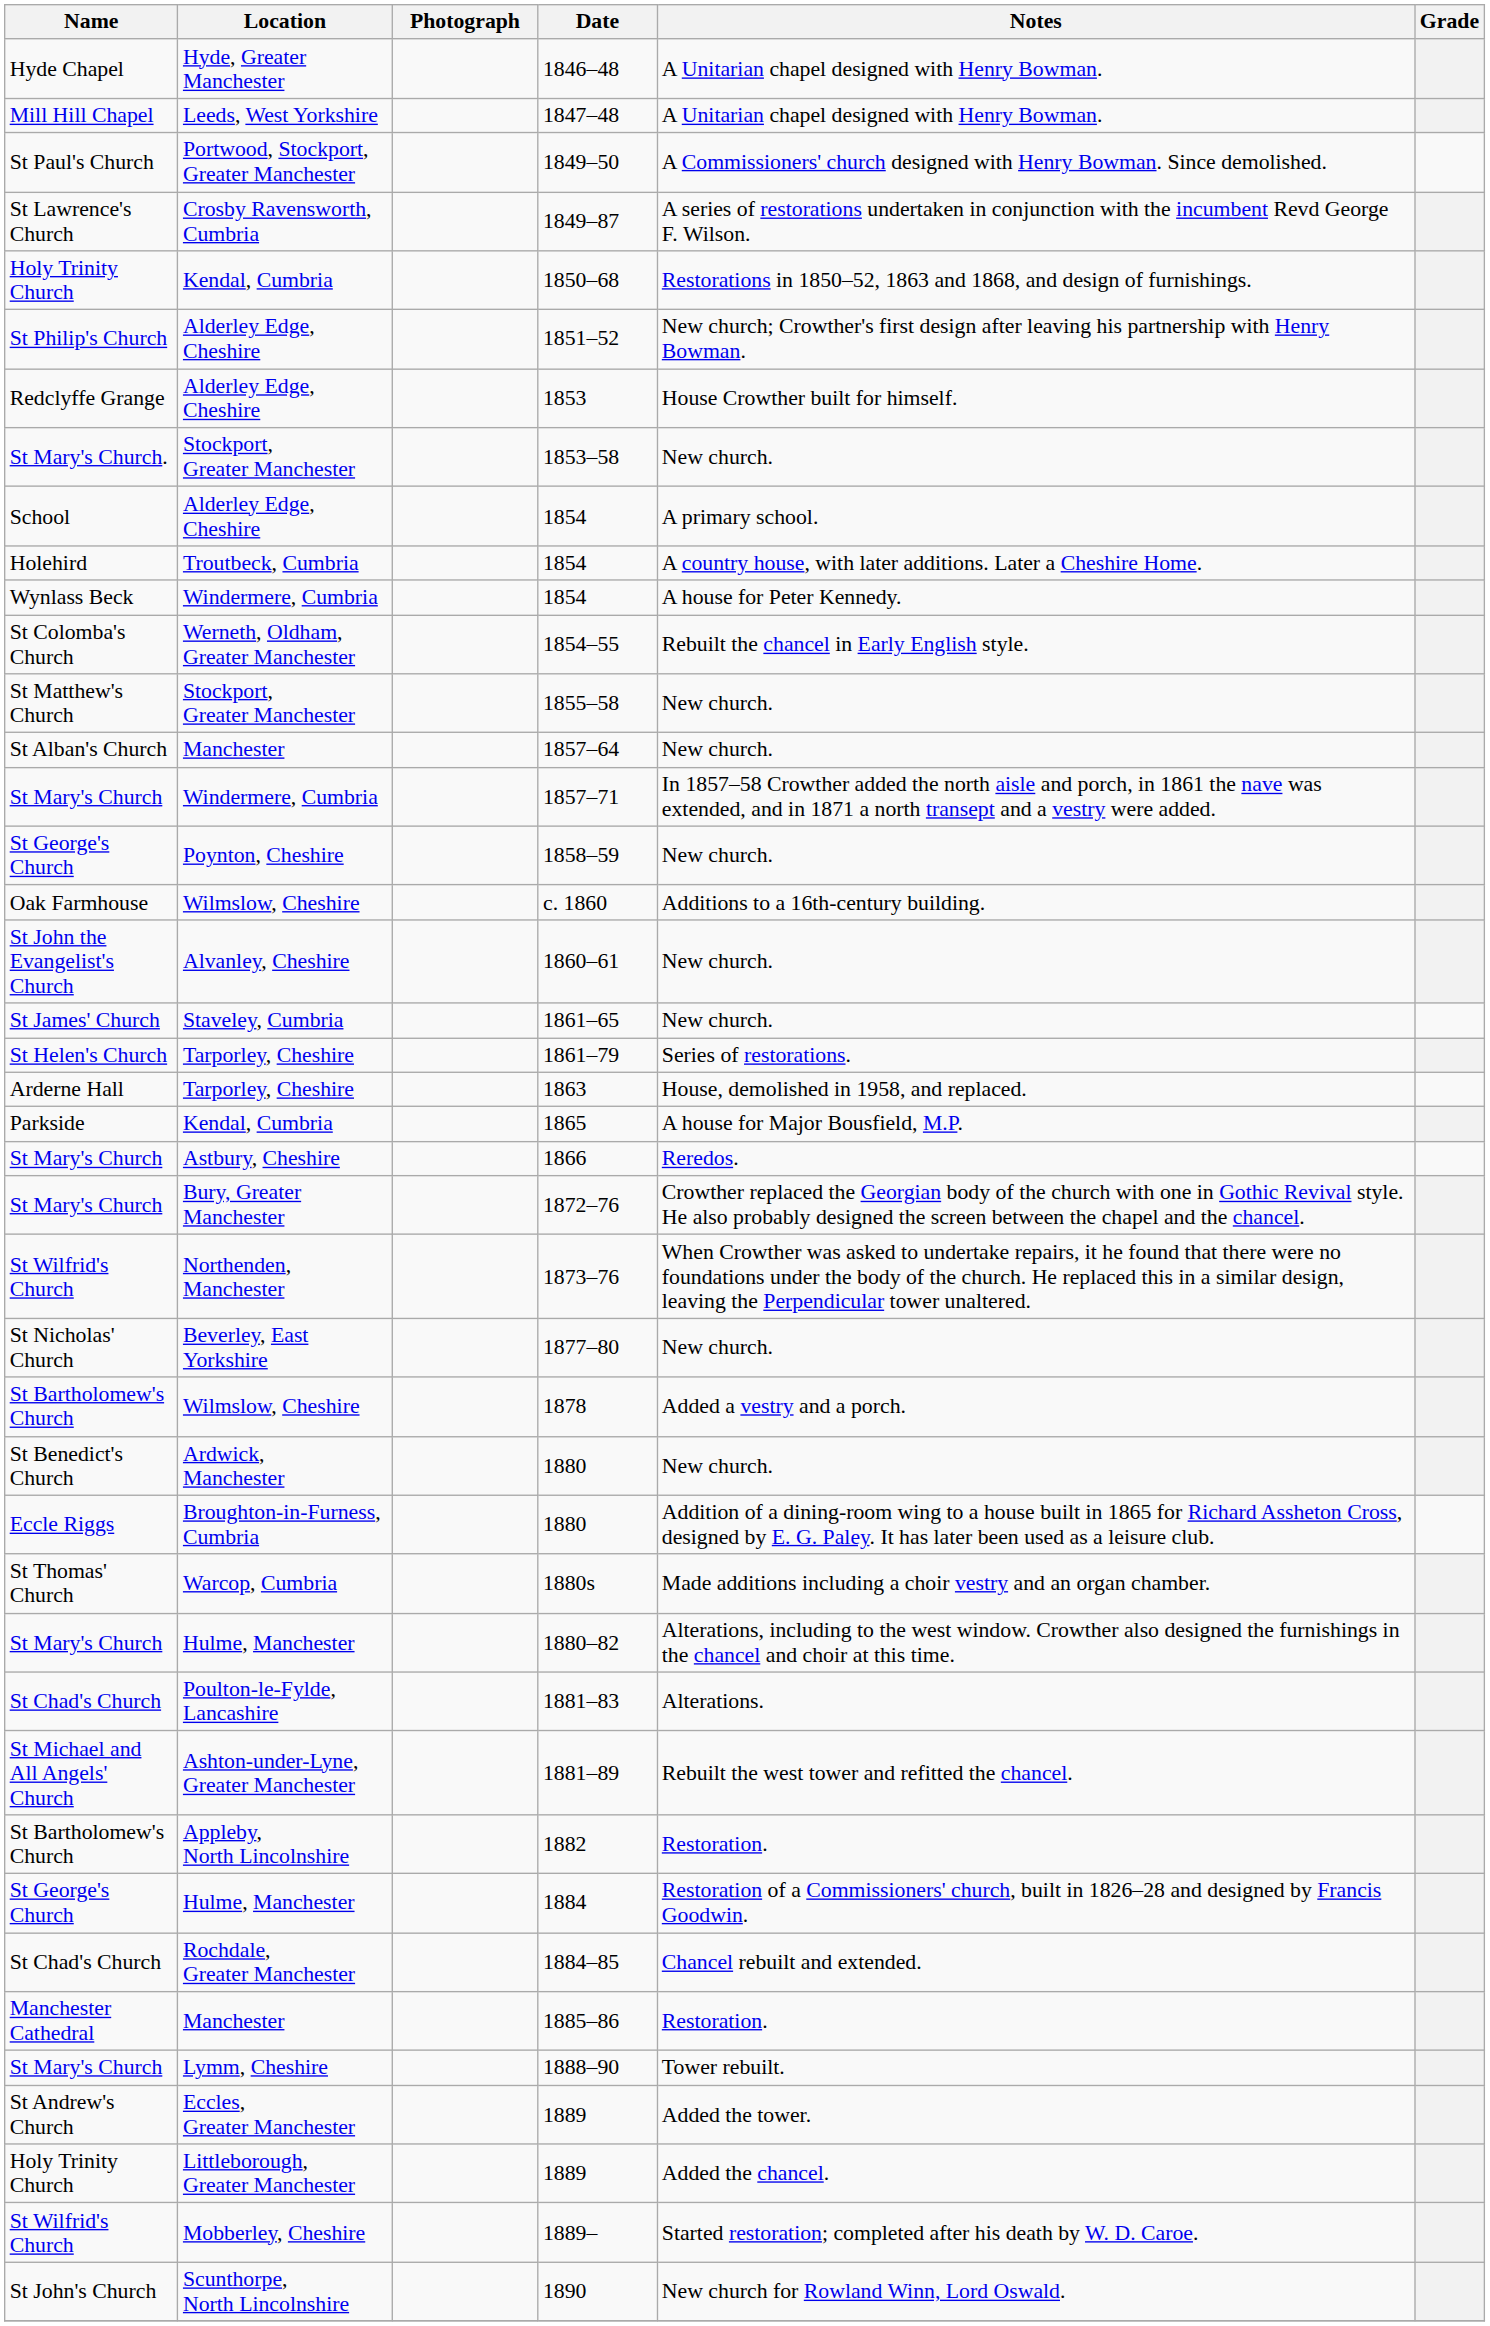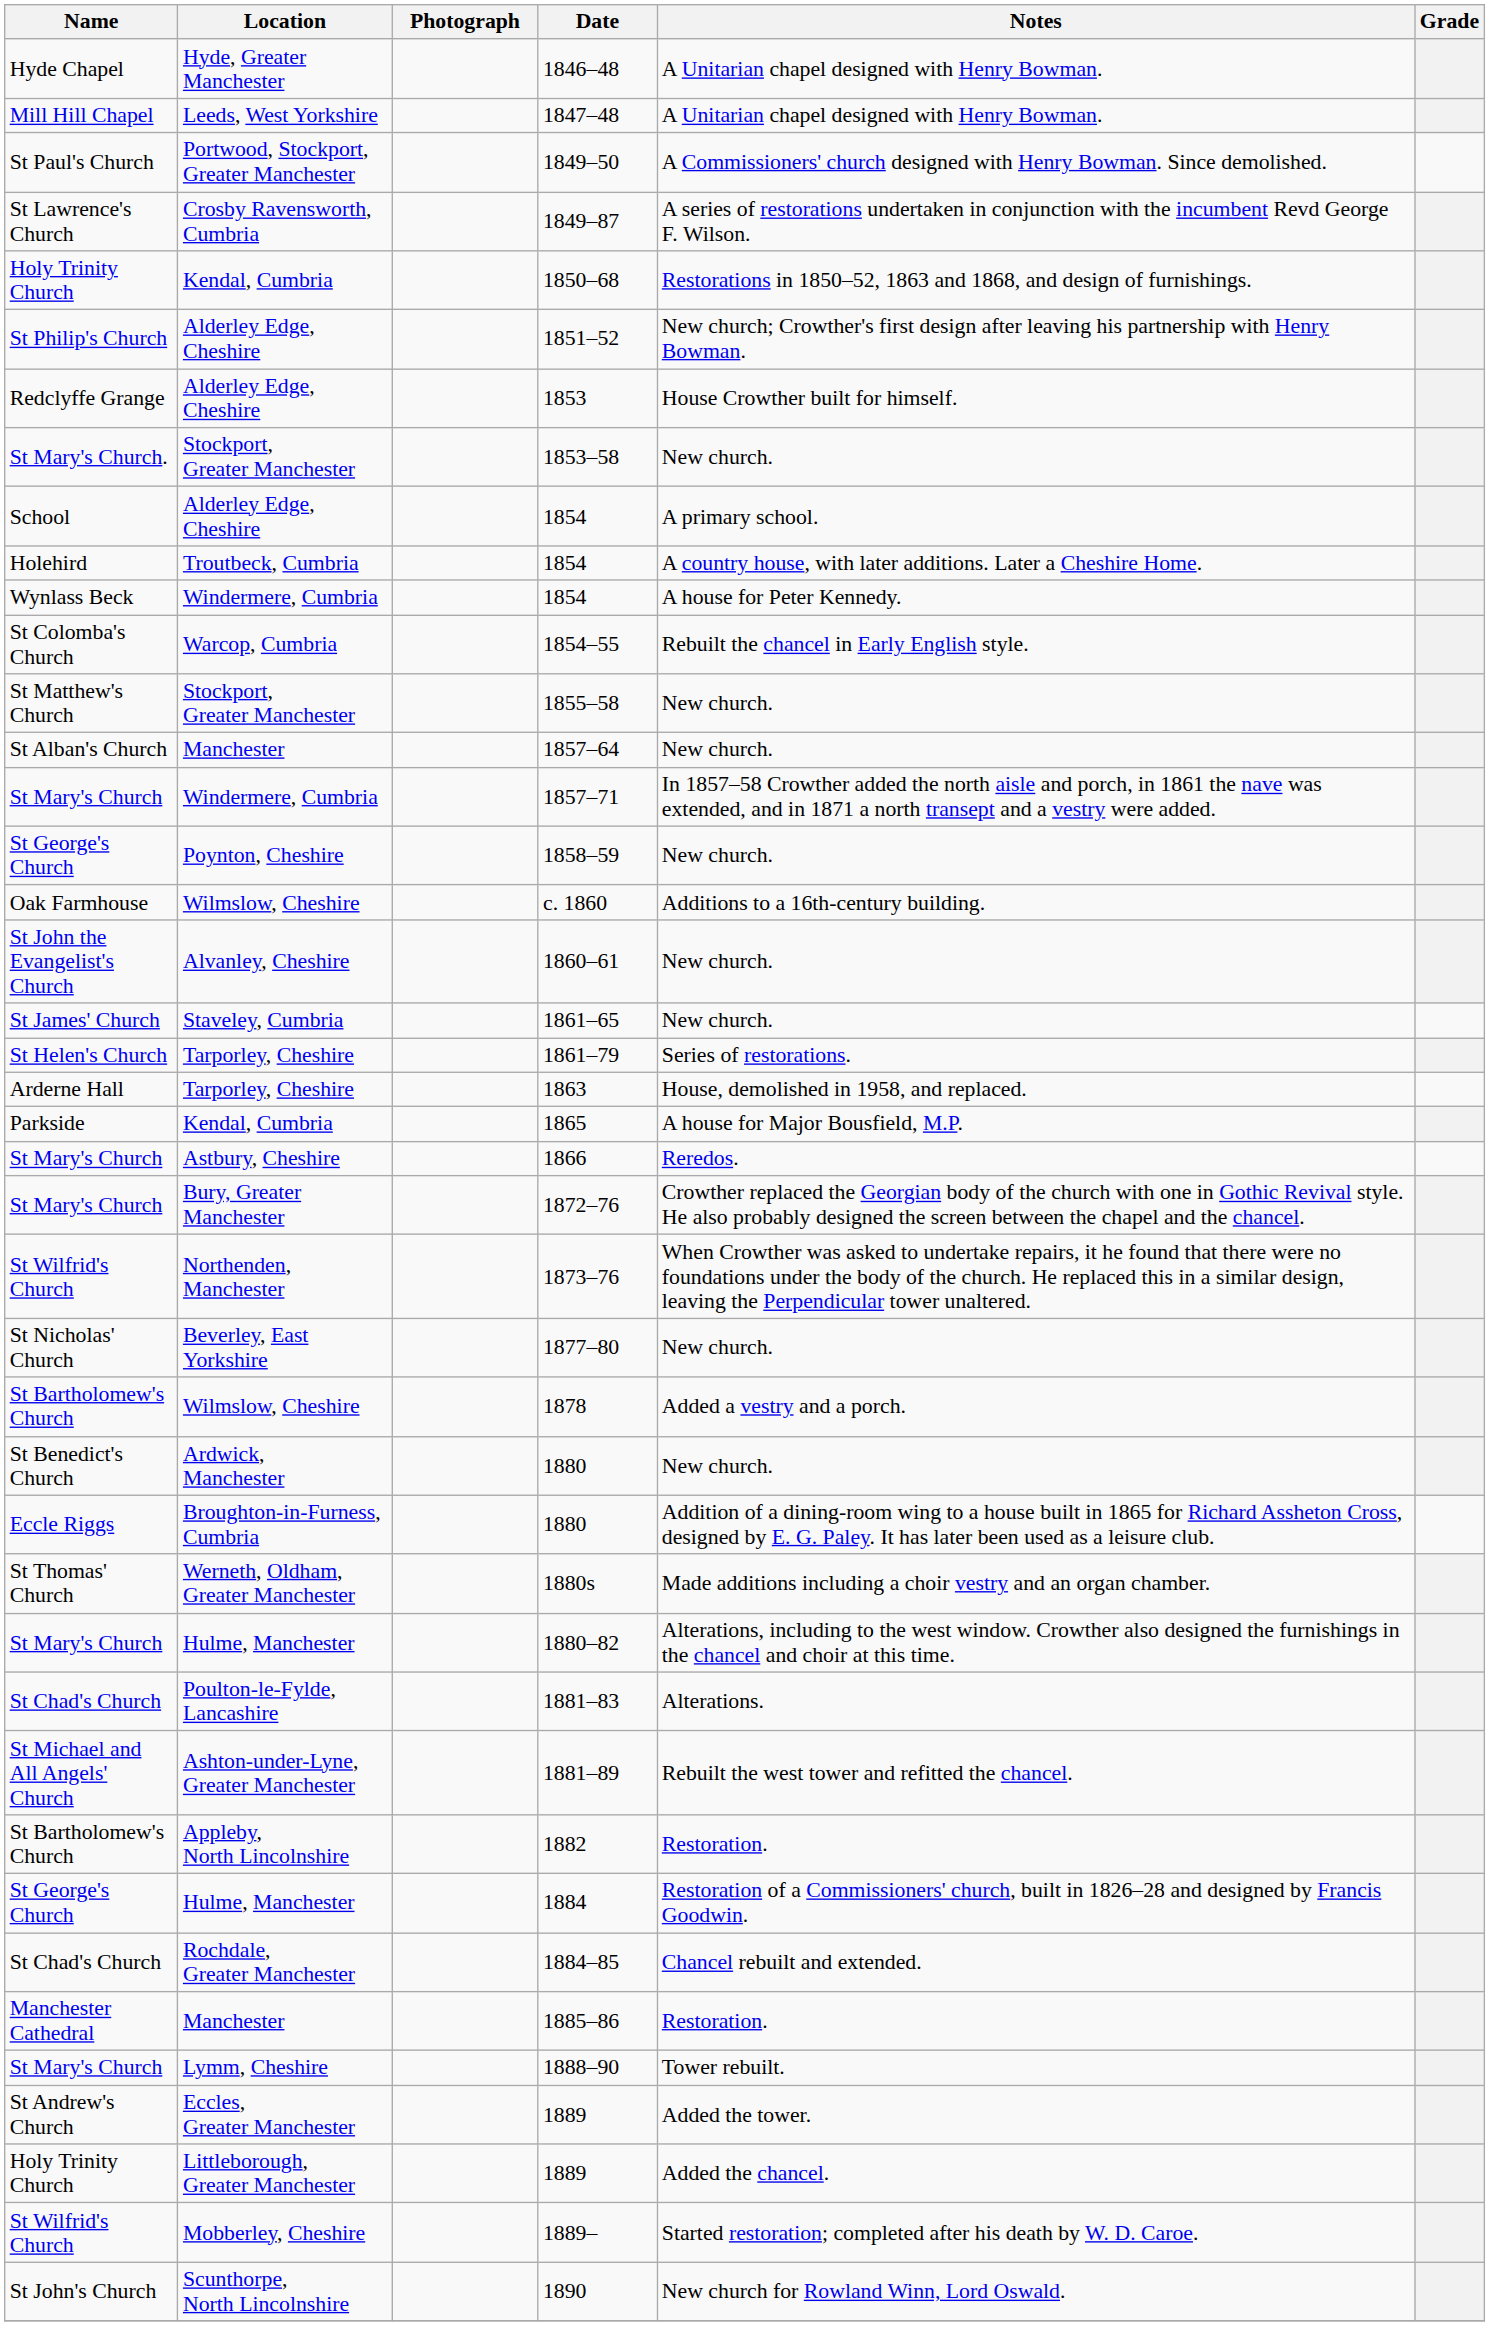(269, 643) Werneth, Oldham, Greater Manchester -> (260, 643) Warcop, Cumbria
(260, 1583) Warcop, Cumbria -> (269, 1583) Werneth, Oldham, Greater Manchester
